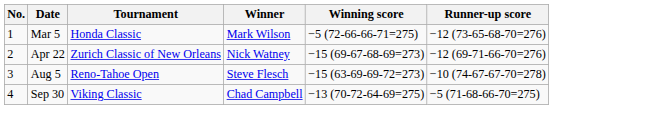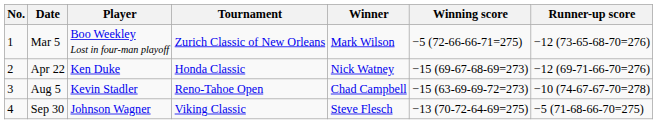+ column: (120, 14)
(106, 34) Honda Classic -> (250, 41) Zurich Classic of New Orleans
(146, 54) Zurich Classic of New Orleans -> (210, 69) Honda Classic
(258, 74) Steve Flesch -> (369, 89) Chad Campbell
(265, 94) Chad Campbell -> (362, 109) Steve Flesch
